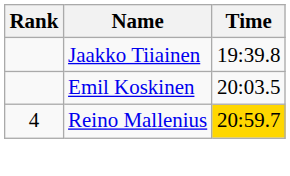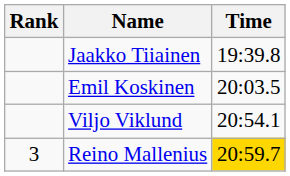+ row: (125, 120)
(34, 120) 4 -> (34, 154) 3
